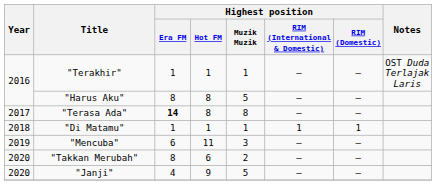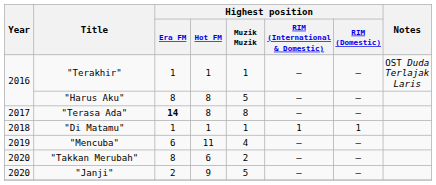(245, 143) 3 -> (245, 143) 4
(173, 172) 4 -> (173, 172) 2
